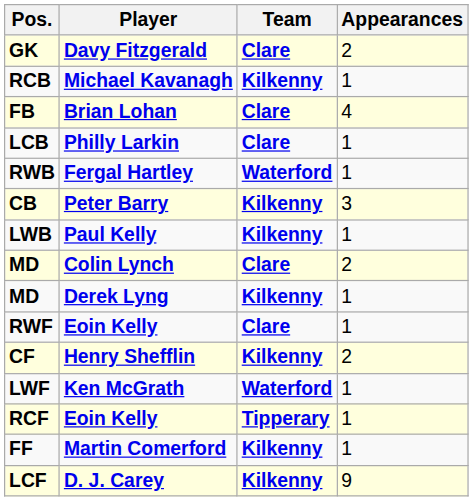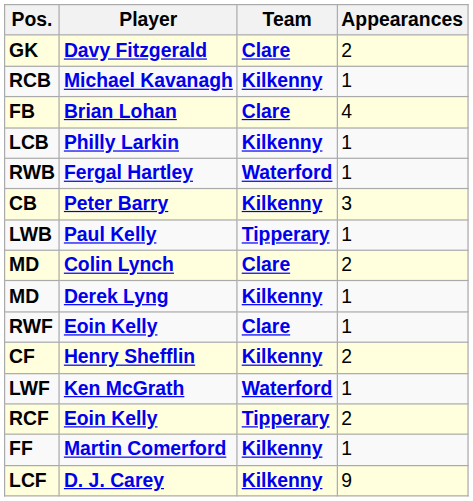(266, 142) Clare -> (282, 142) Kilkenny
(282, 234) Kilkenny -> (286, 234) Tipperary
(347, 419) 1 -> (347, 419) 2
